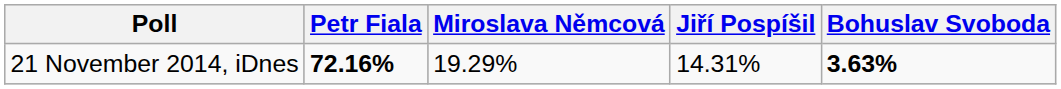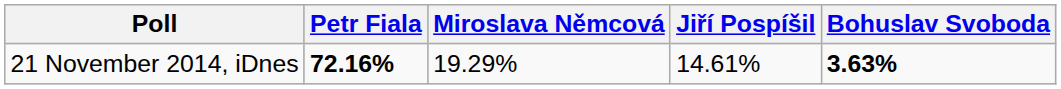(718, 63) 14.31% -> (718, 63) 14.61%
